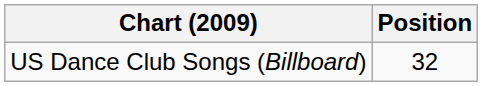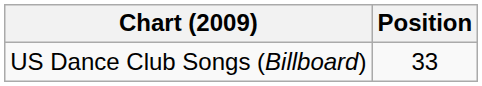(425, 61) 32 -> (425, 61) 33
